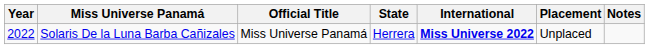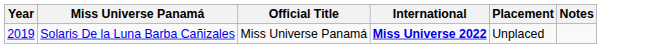- column: (394, 14)
(21, 33) 2022 -> (21, 33) 2019
